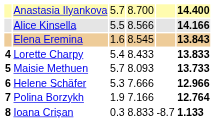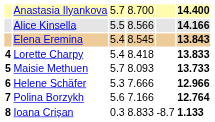(117, 40) 1.6 -> (117, 40) 5.4
(141, 54) 8.433 -> (141, 54) 8.418
(117, 98) 1.9 -> (117, 98) 5.6
